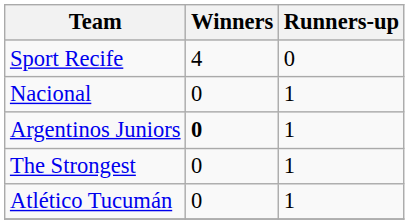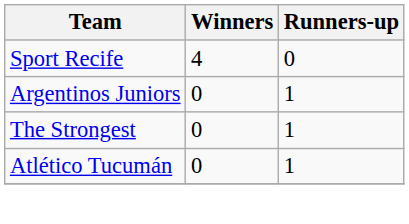- row: (51, 93)
(197, 129) bold -> (197, 93) normal
